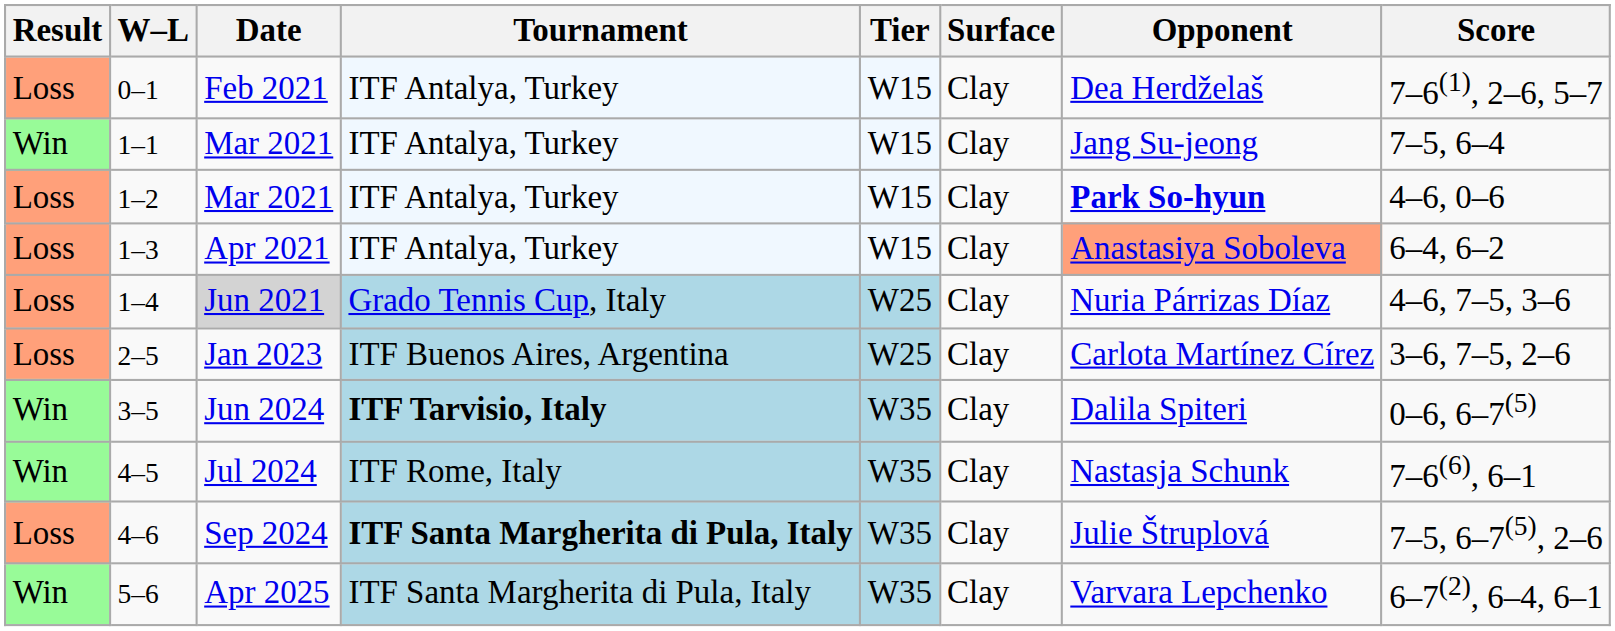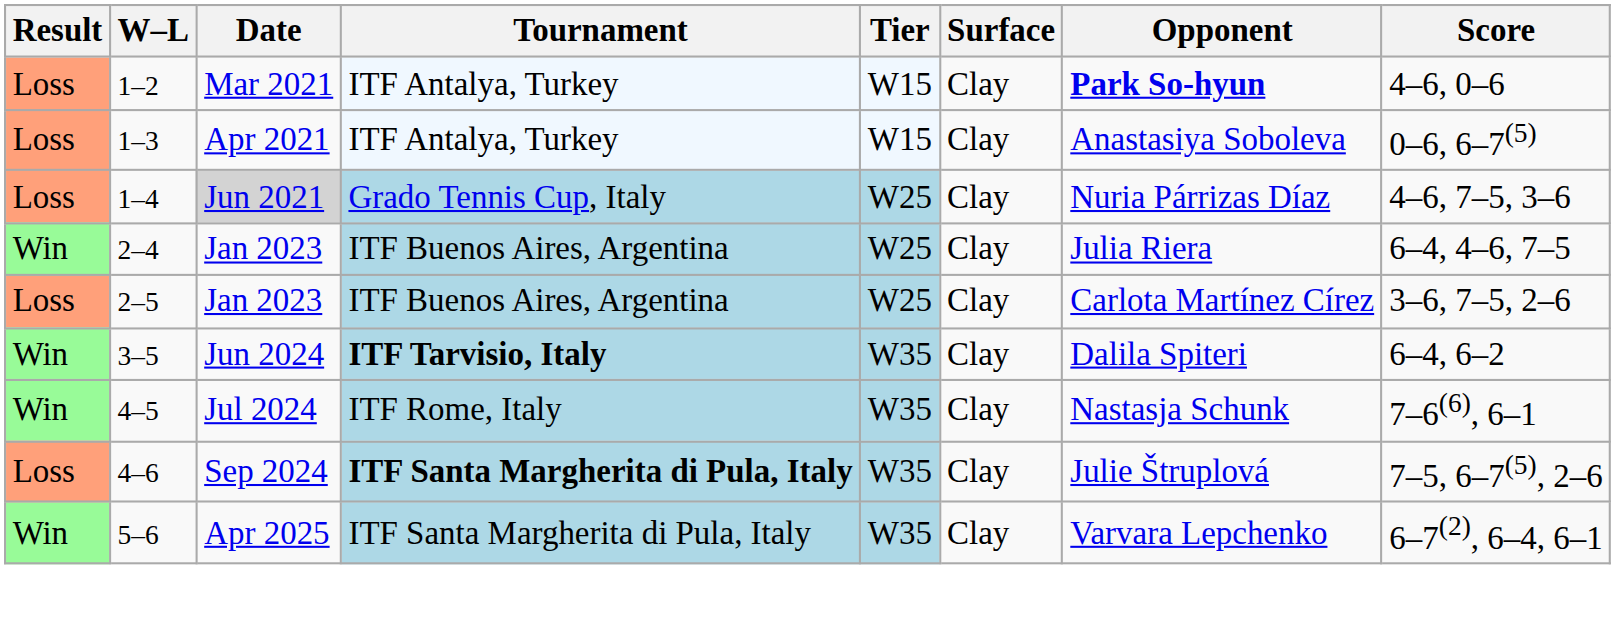- row: (138, 89)
- row: (138, 146)
(1208, 248) lightsalmon background -> (1208, 139) no background
(1447, 248) 6–4, 6–2 -> (1463, 139) 0–6, 6–7(5)
+ row: (138, 250)
(1463, 409) 0–6, 6–7(5) -> (1447, 353) 6–4, 6–2
